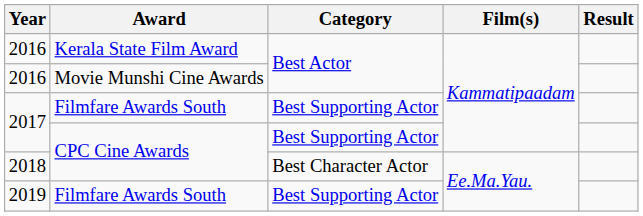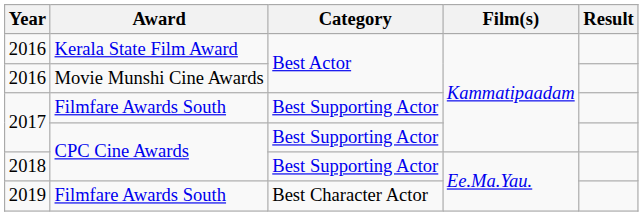(350, 166) Best Character Actor -> (355, 166) Best Supporting Actor
(355, 195) Best Supporting Actor -> (350, 195) Best Character Actor
